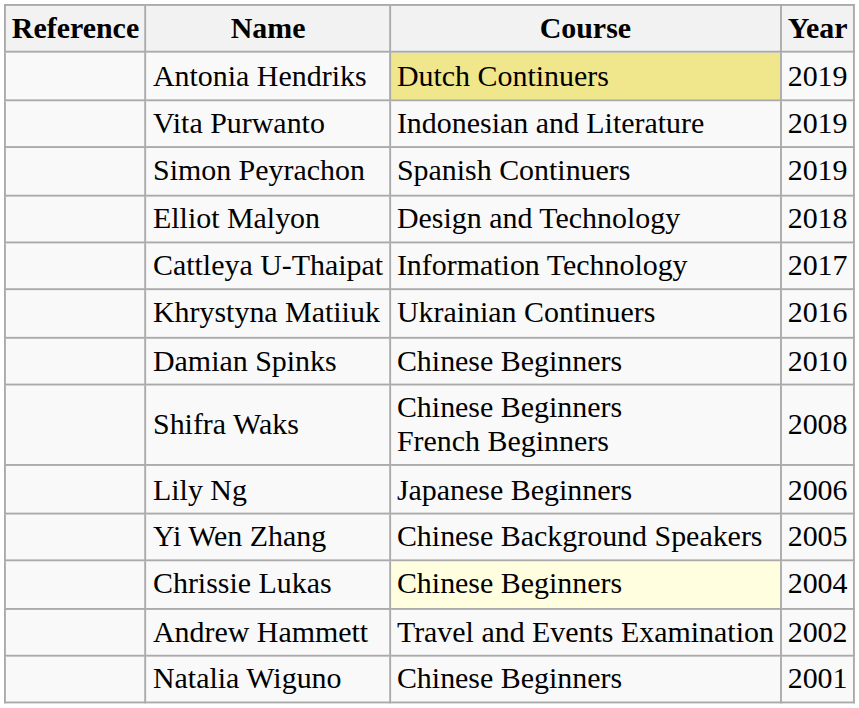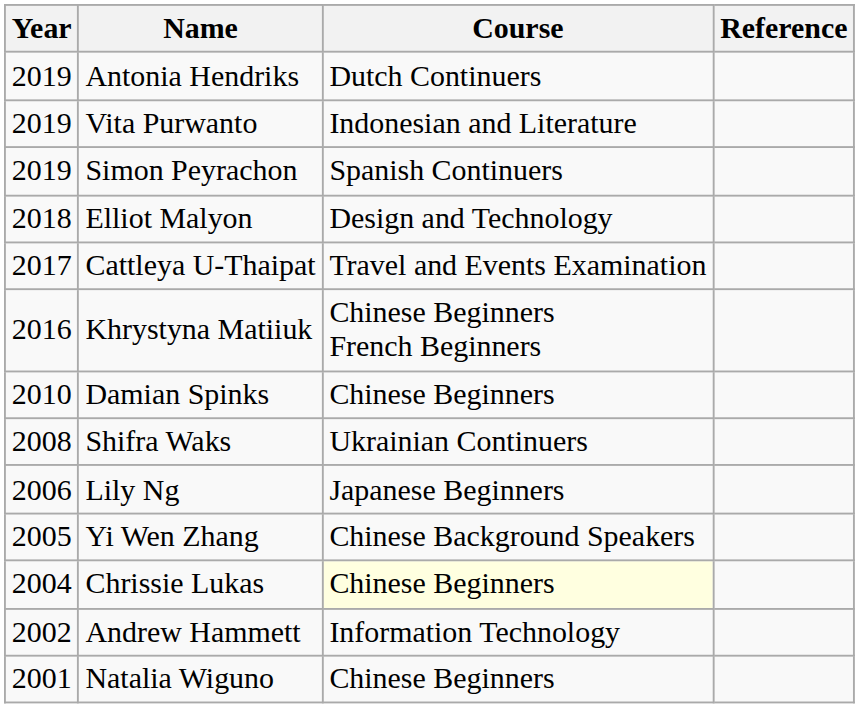columns swapped: (818, 28) <-> (76, 28)
(503, 75) khaki background -> (435, 75) no background
(542, 265) Information Technology -> (518, 265) Travel and Events Examination
(526, 312) Ukrainian Continuers -> (442, 329) Chinese Beginners French Beginners
(509, 424) Chinese Beginners French Beginners -> (459, 441) Ukrainian Continuers
(585, 631) Travel and Events Examination -> (475, 631) Information Technology
